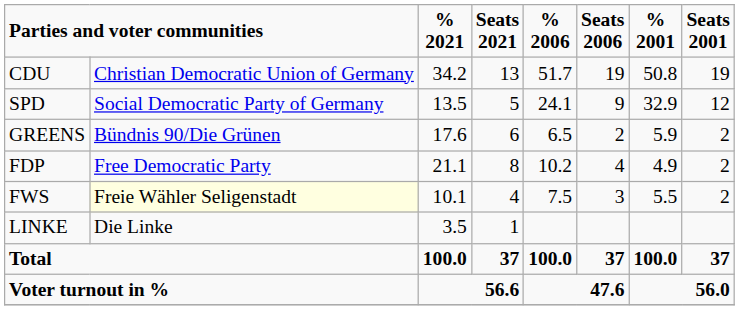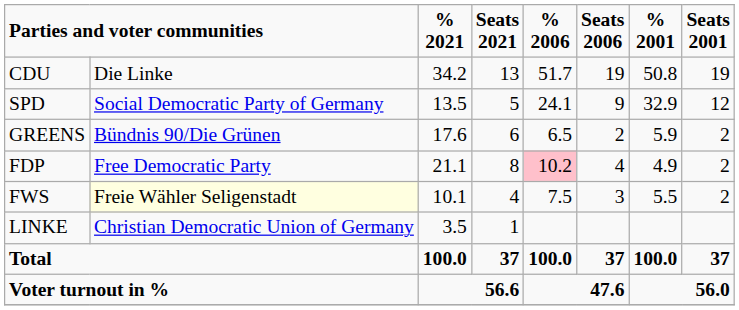(254, 72) Christian Democratic Union of Germany -> (133, 72) Die Linke
(555, 165) no background -> (555, 165) pink background
(133, 227) Die Linke -> (254, 227) Christian Democratic Union of Germany
